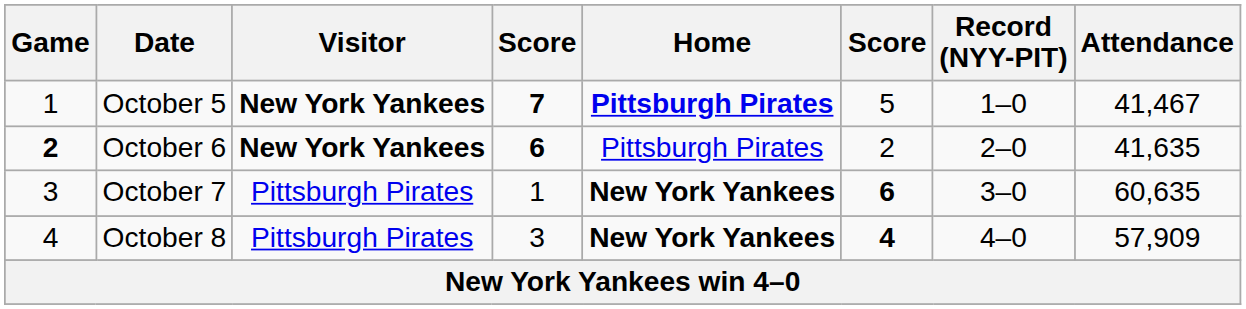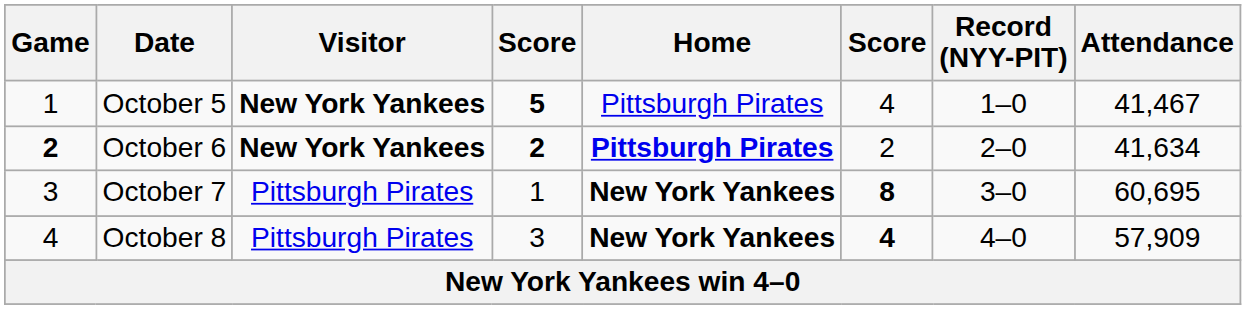(537, 103) 7 -> (537, 103) 5
(712, 103) bold -> (712, 103) normal
(887, 103) 5 -> (887, 103) 4
(537, 147) 6 -> (537, 147) 2
(712, 147) normal -> (712, 147) bold
(1157, 147) 41,635 -> (1157, 147) 41,634
(887, 192) 6 -> (887, 192) 8
(1157, 192) 60,635 -> (1157, 192) 60,695
